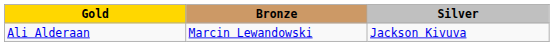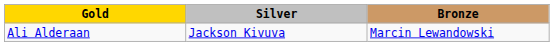columns swapped: (458, 14) <-> (277, 14)
